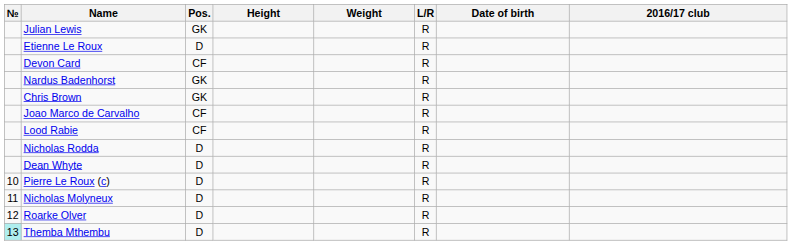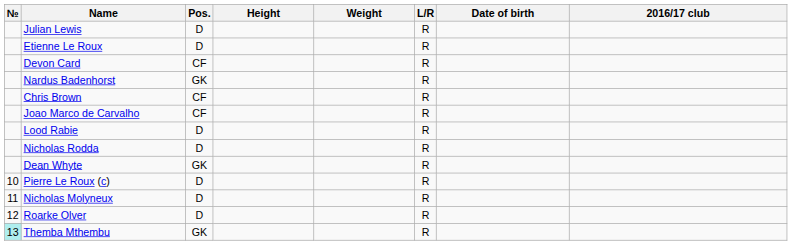(199, 30) GK -> (199, 30) D
(199, 97) GK -> (199, 97) CF
(199, 131) CF -> (199, 131) D
(199, 165) D -> (199, 165) GK
(199, 232) D -> (199, 232) GK
